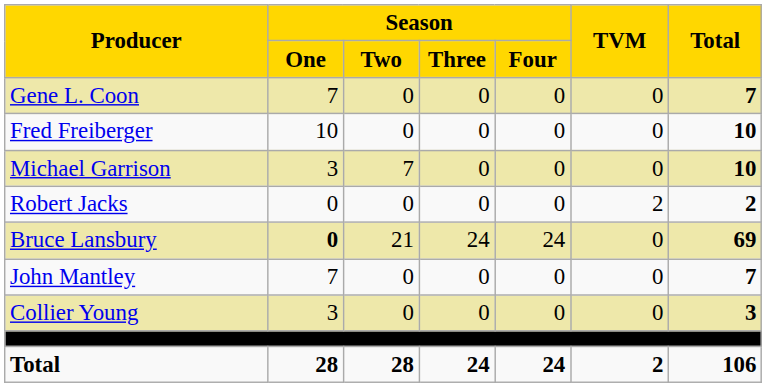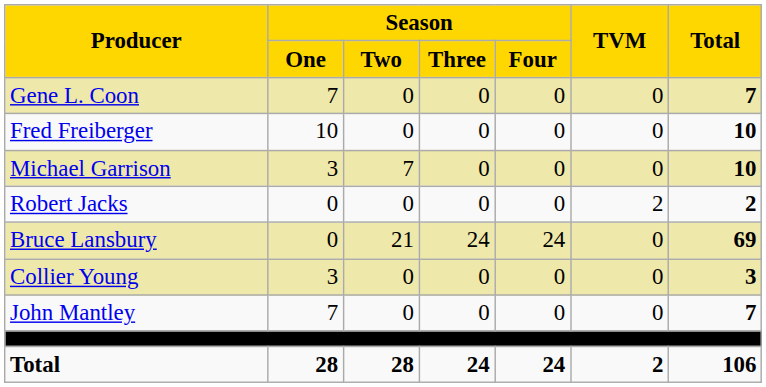(332, 240) bold -> (332, 240) normal
rows swapped: (73, 276) <-> (74, 312)
